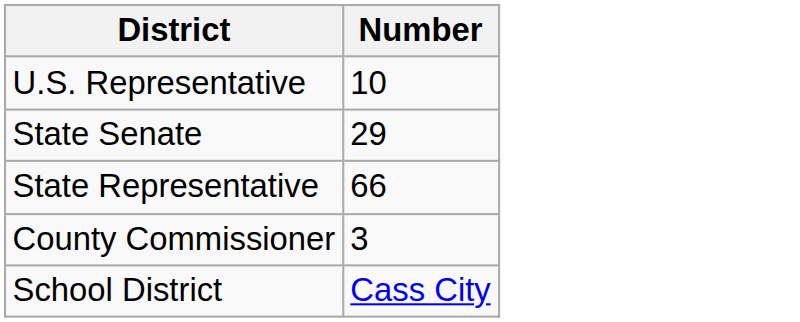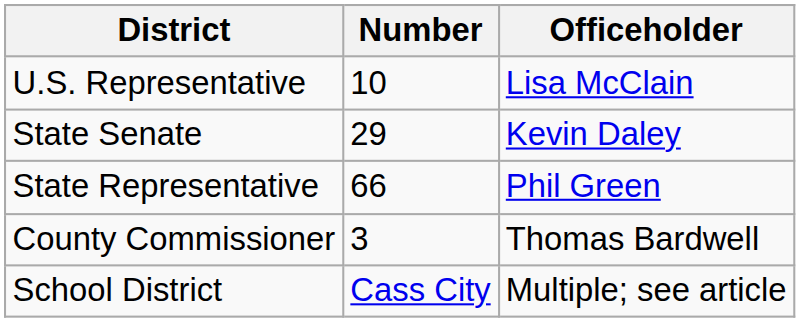+ column: (646, 30)
